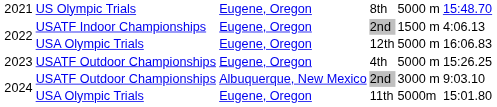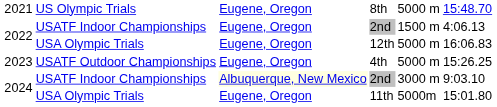(126, 79) USATF Outdoor Championships -> (121, 79) USATF Indoor Championships
(293, 79) no background -> (293, 79) lightyellow background
